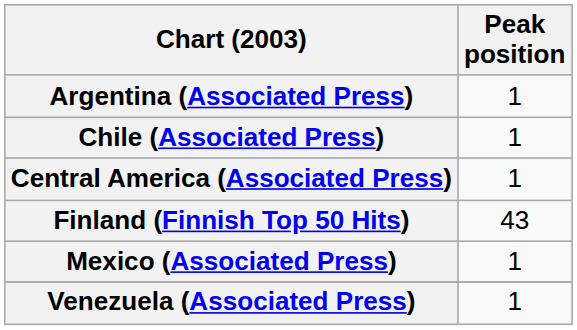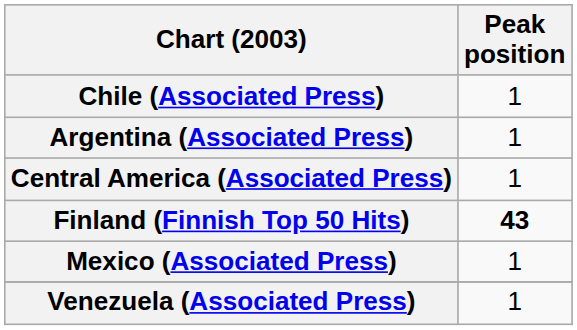rows swapped: (231, 95) <-> (231, 137)
(515, 219) normal -> (515, 219) bold
